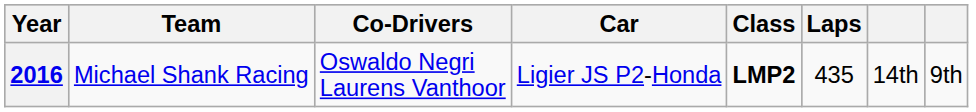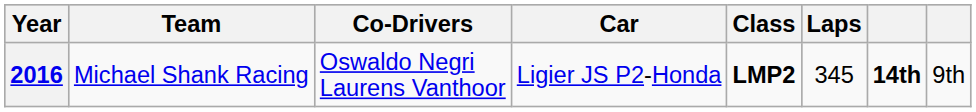(834, 74) 435 -> (834, 74) 345
(896, 74) normal -> (897, 74) bold
